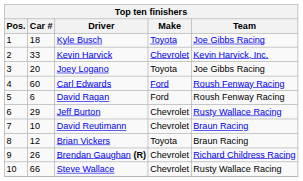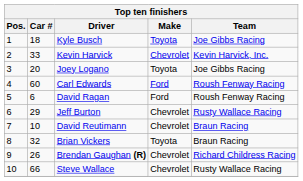(35, 141) 12 -> (35, 141) 32
